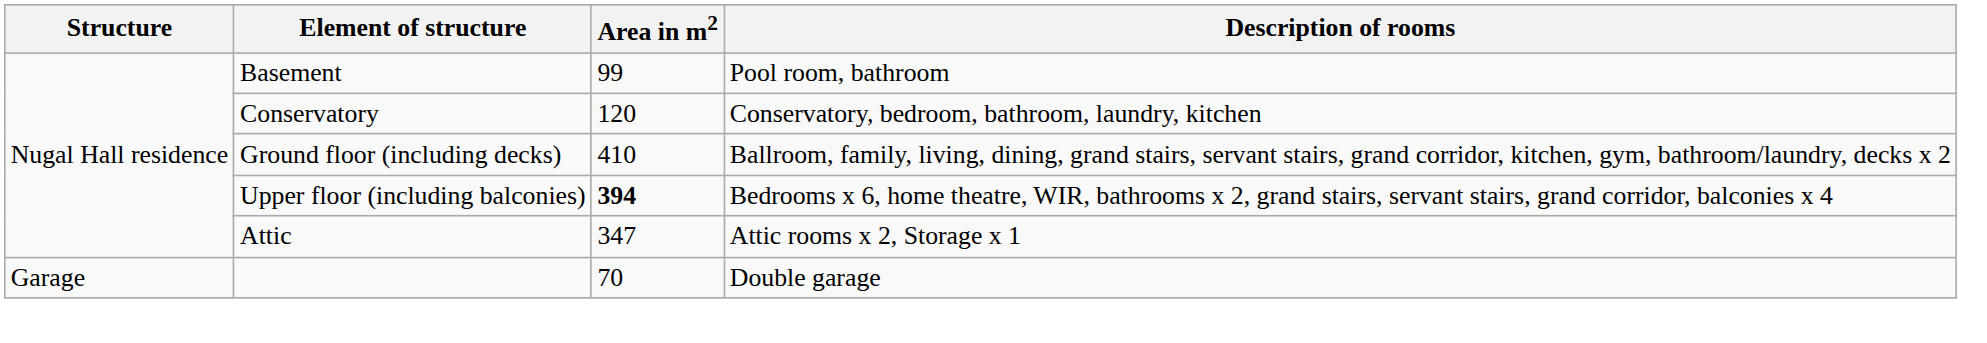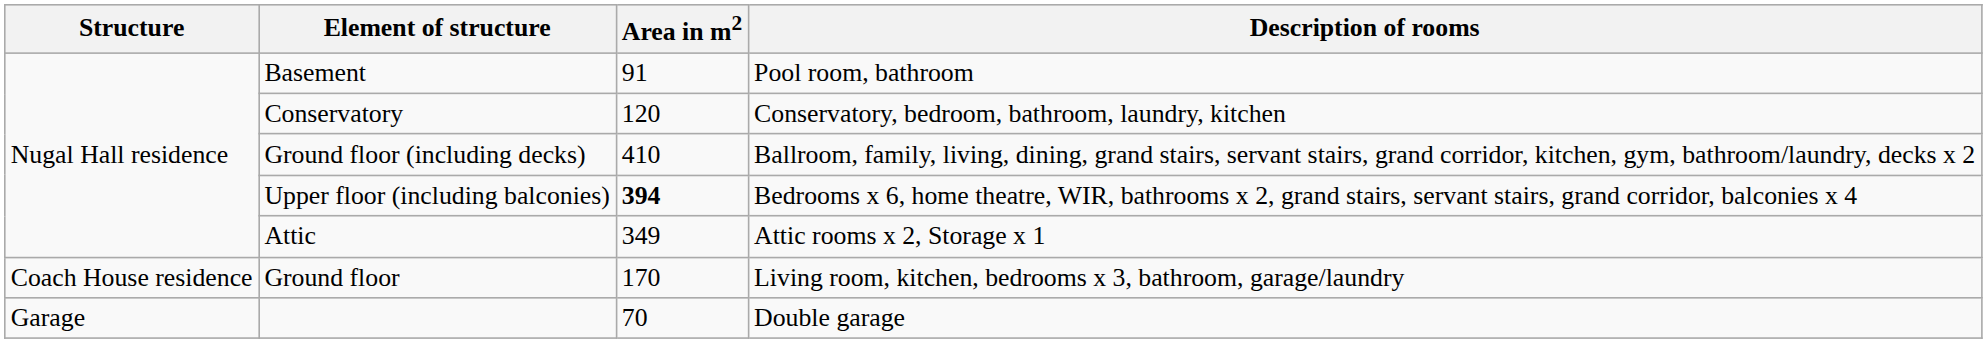(610, 72) 99 -> (635, 72) 91
(617, 236) 347 -> (641, 236) 349
+ row: (332, 277)
